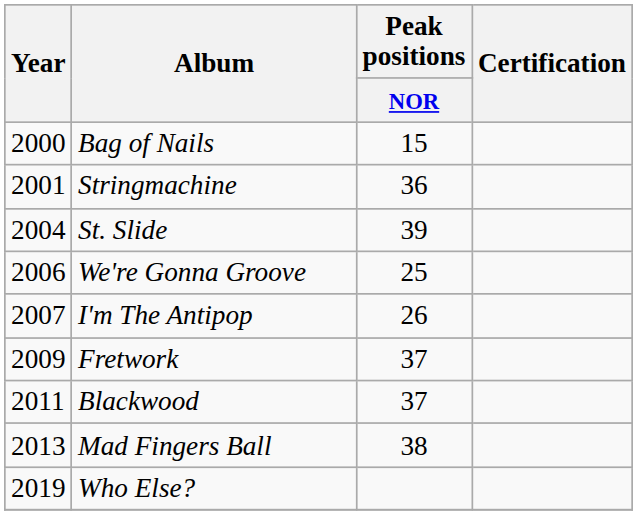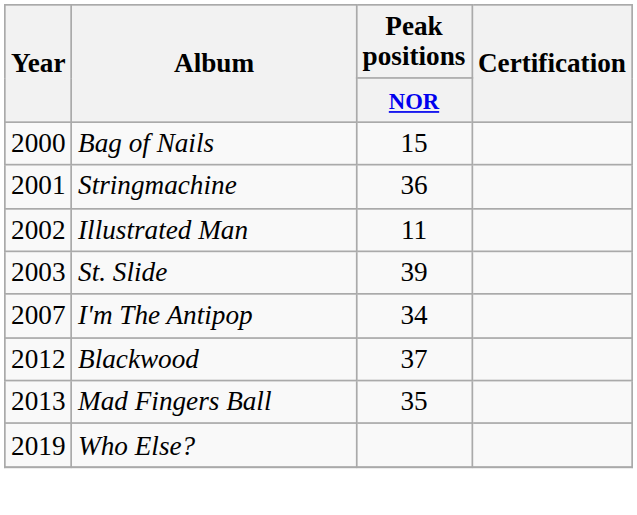+ row: (163, 229)
(38, 229) 2004 -> (38, 272) 2003
- row: (192, 272)
(414, 315) 26 -> (414, 315) 34
- row: (128, 358)
(38, 401) 2011 -> (38, 358) 2012
(414, 444) 38 -> (414, 401) 35
